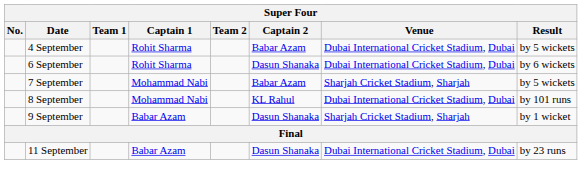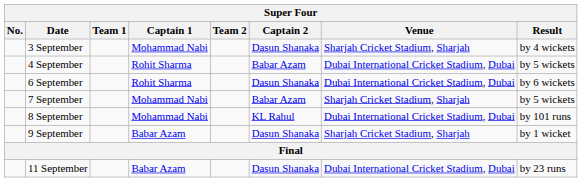+ row: (55, 47)
